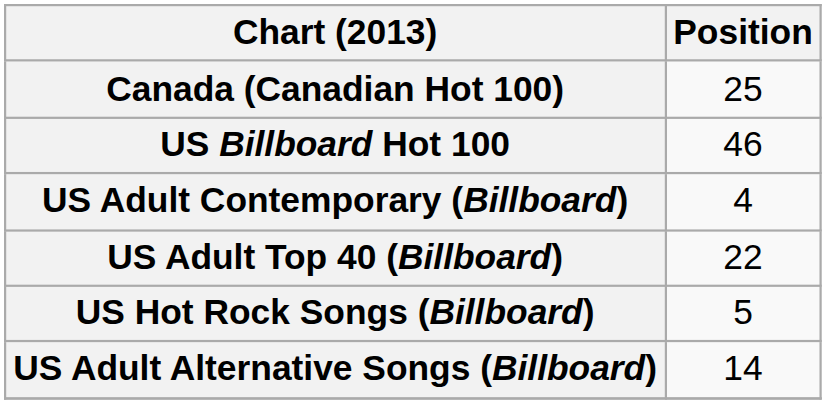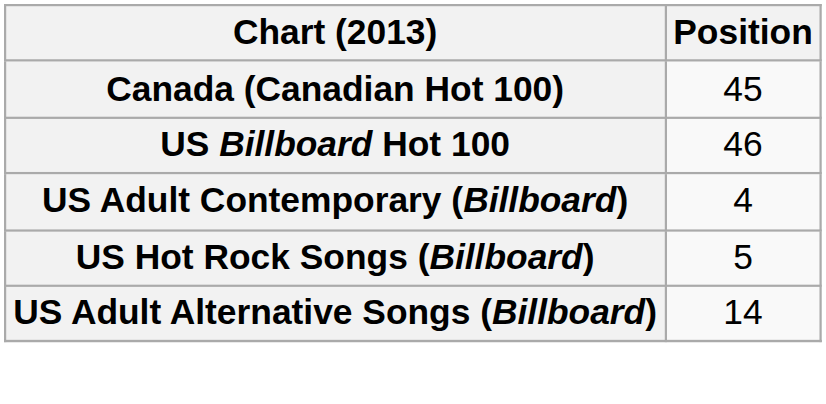(743, 88) 25 -> (743, 88) 45
- row: (335, 256)
